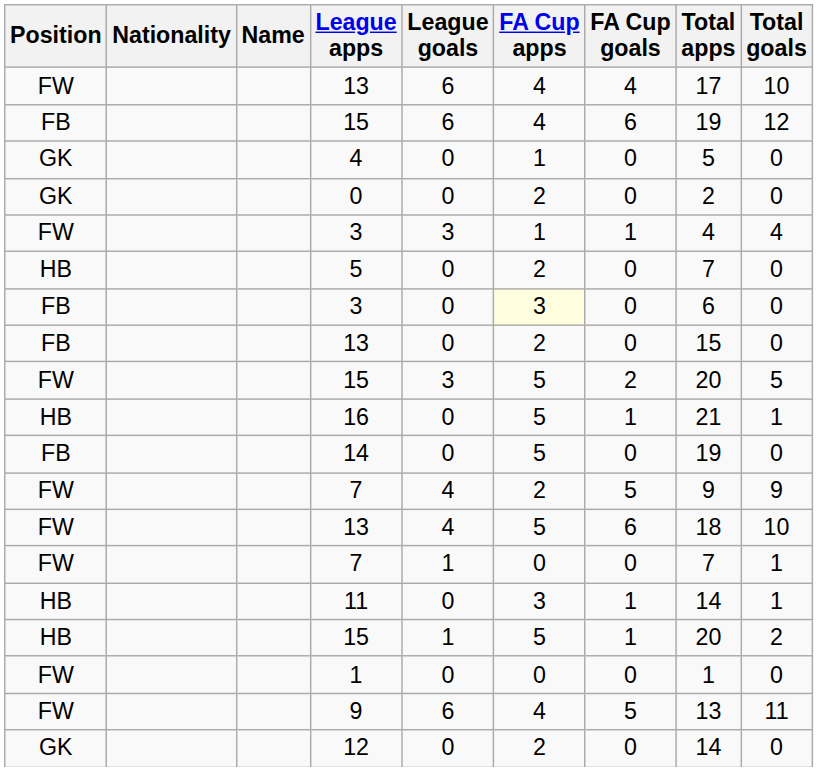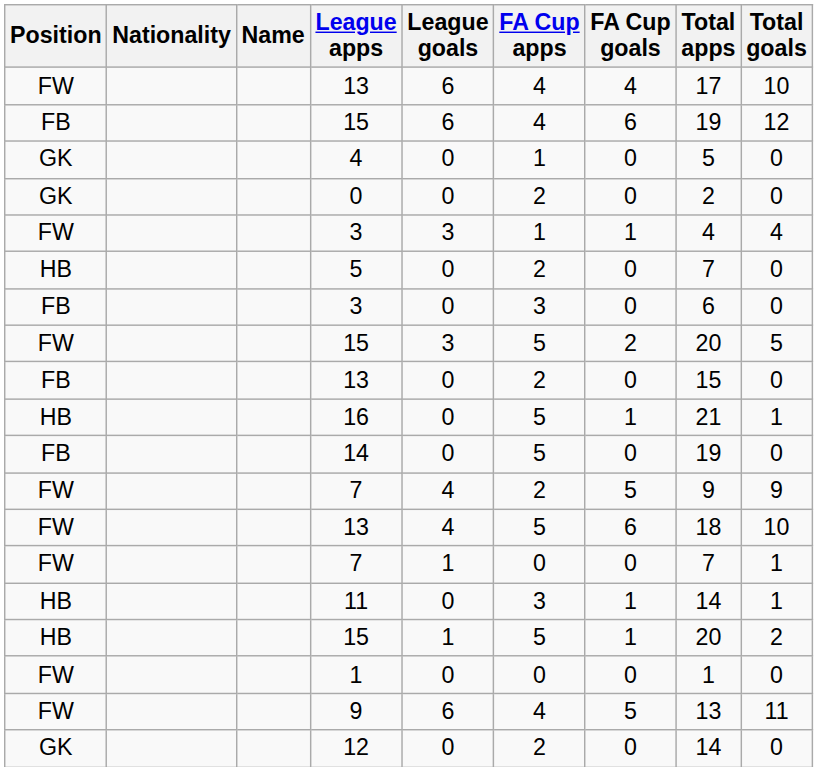(539, 306) lightyellow background -> (539, 306) no background
rows swapped: (56, 380) <-> (56, 343)
